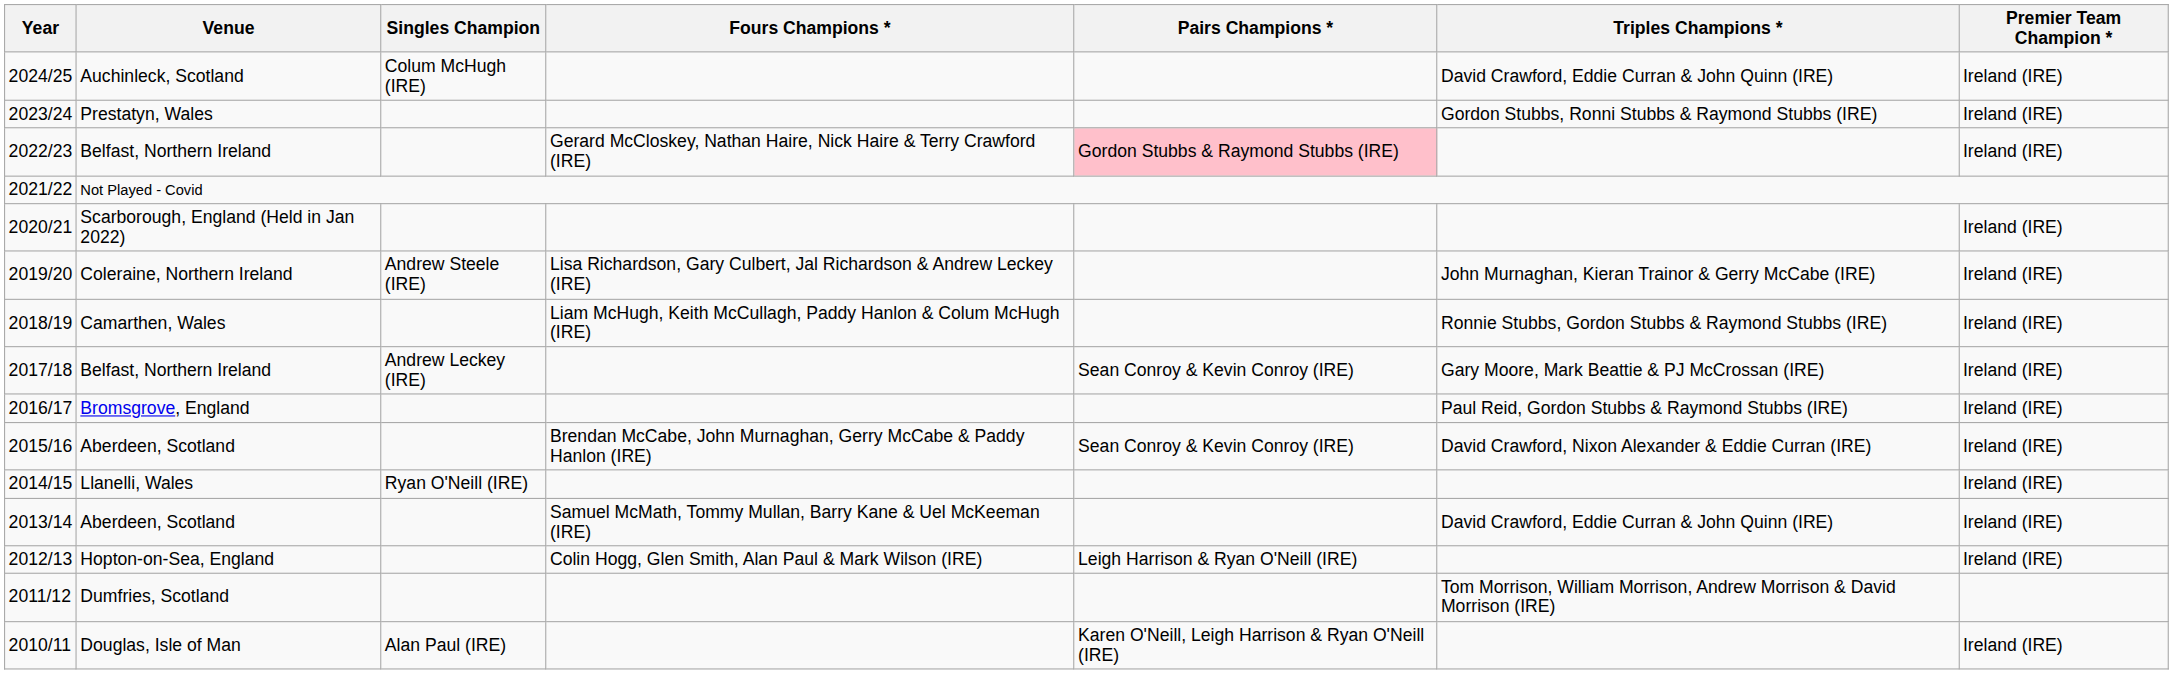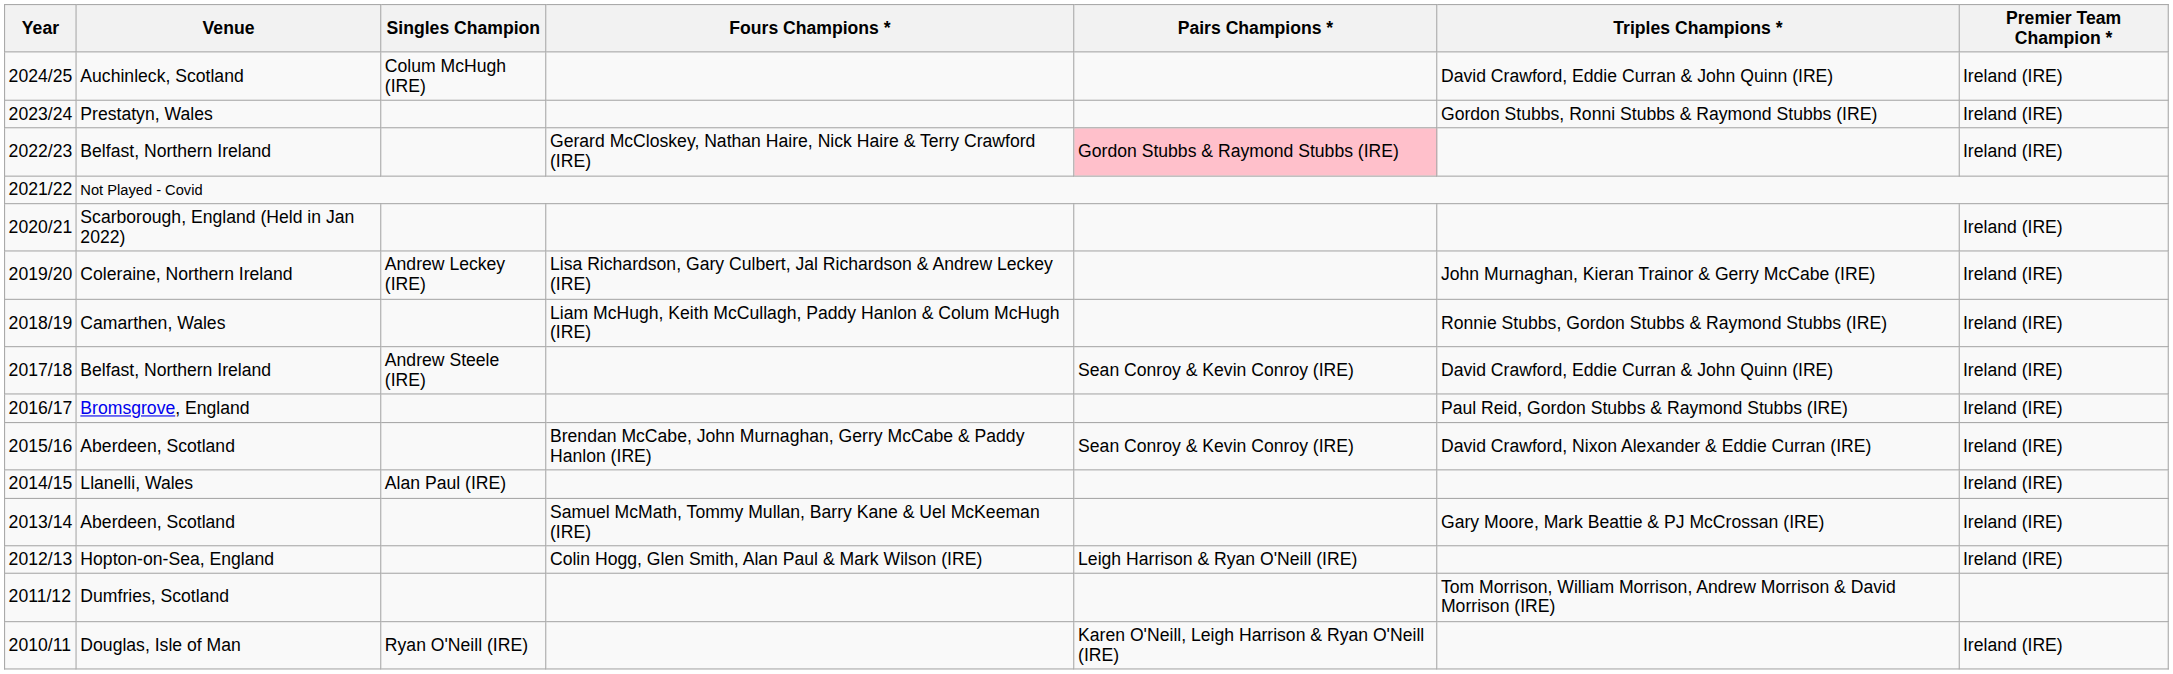(442, 275) Andrew Steele (IRE) -> (445, 275) Andrew Leckey (IRE)
(445, 370) Andrew Leckey (IRE) -> (442, 370) Andrew Steele (IRE)
(1633, 370) Gary Moore, Mark Beattie & PJ McCrossan (IRE) -> (1637, 370) David Crawford, Eddie Curran & John Quinn (IRE)
(456, 483) Ryan O'Neill (IRE) -> (445, 483) Alan Paul (IRE)
(1637, 521) David Crawford, Eddie Curran & John Quinn (IRE) -> (1633, 521) Gary Moore, Mark Beattie & PJ McCrossan (IRE)
(445, 645) Alan Paul (IRE) -> (456, 645) Ryan O'Neill (IRE)
